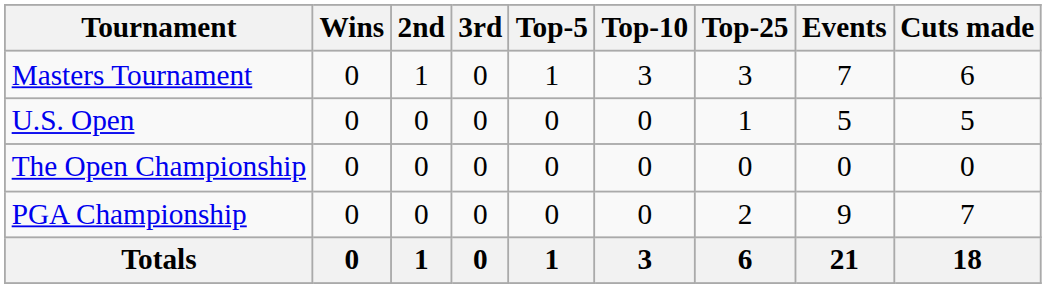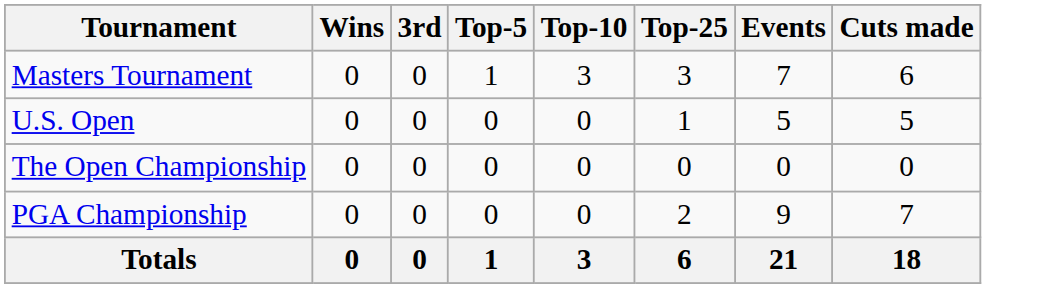- column: (421, 27)
